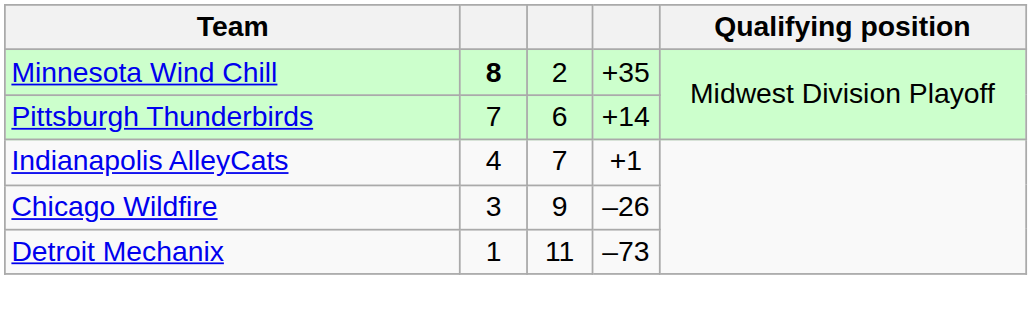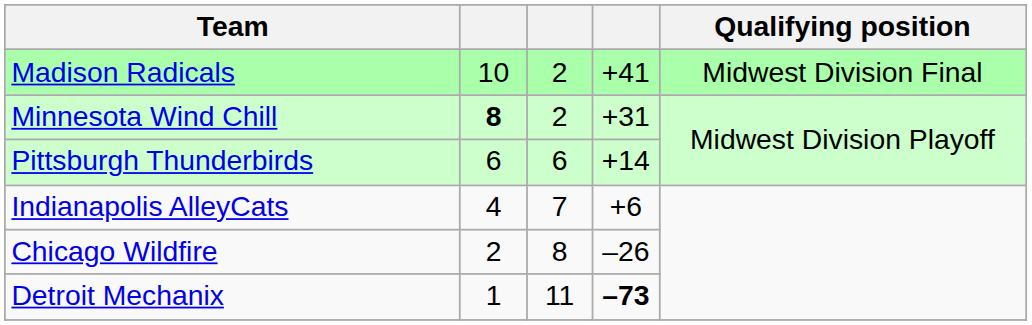+ row: (123, 71)
(626, 71) +35 -> (626, 116) +31
(494, 116) 7 -> (494, 161) 6
(626, 161) +1 -> (626, 206) +6
(494, 206) 3 -> (494, 251) 2
(560, 206) 9 -> (560, 251) 8
(626, 251) normal -> (626, 296) bold
